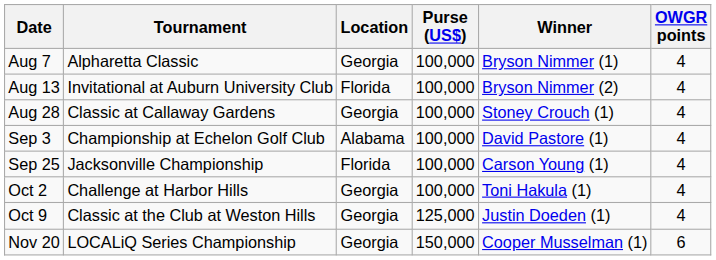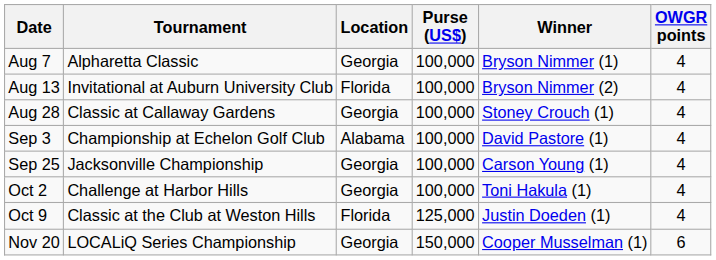(365, 165) Florida -> (369, 165) Georgia
(369, 216) Georgia -> (365, 216) Florida
